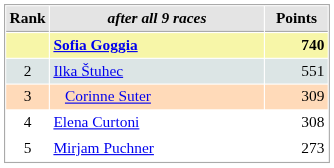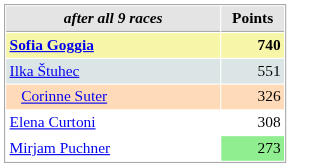- column: (28, 18)
(313, 96) 309 -> (269, 96) 326
(313, 148) no background -> (269, 148) lightgreen background
